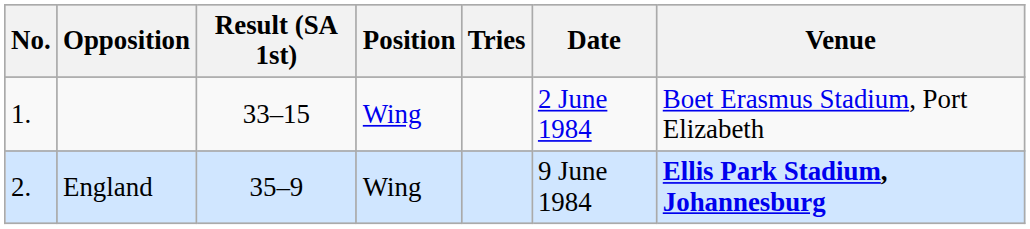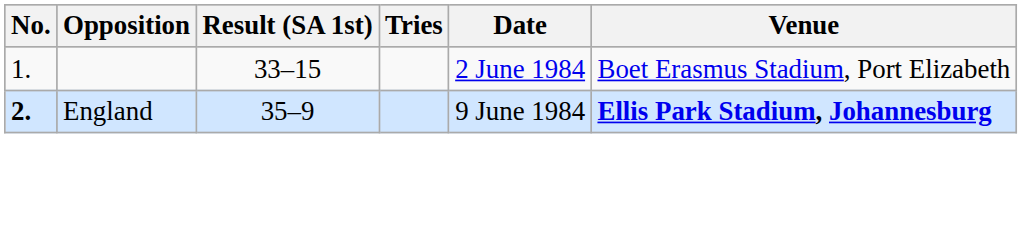- column: (409, 40)
(21, 186) normal -> (21, 111) bold
